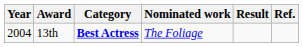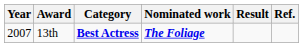(19, 33) 2004 -> (19, 33) 2007
(173, 33) normal -> (174, 33) bold
